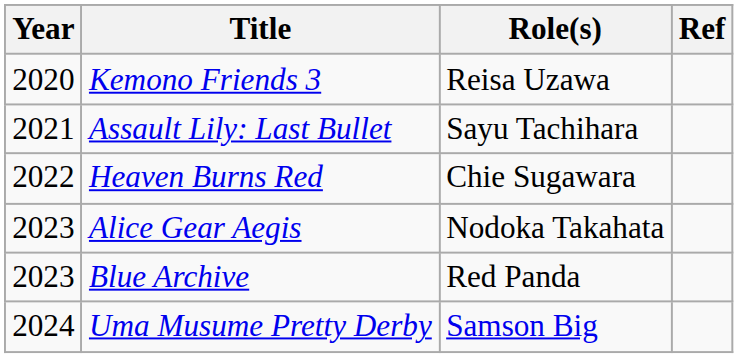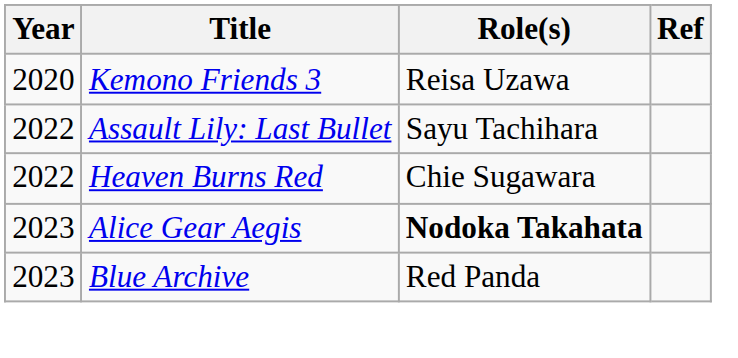(43, 128) 2021 -> (43, 128) 2022
(555, 227) normal -> (524, 227) bold
- row: (260, 326)
